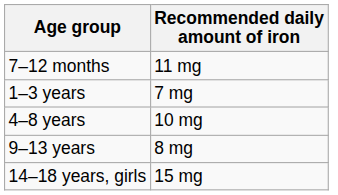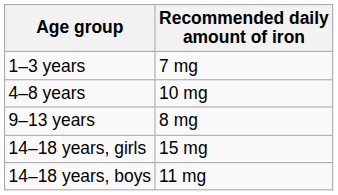- row: (59, 65)
+ row: (80, 176)
